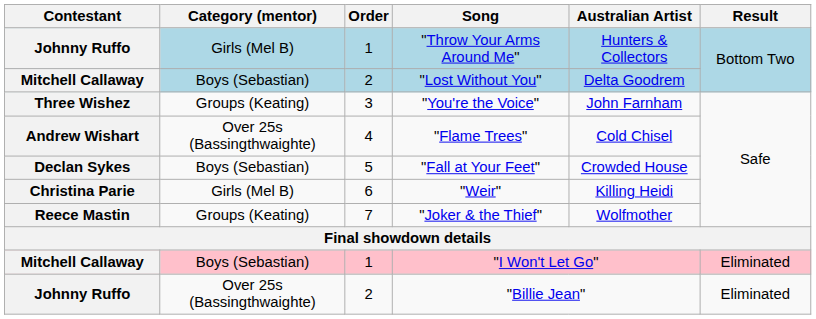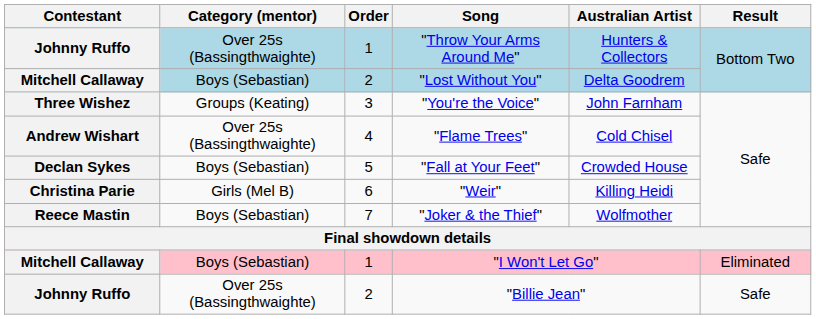(253, 48) Girls (Mel B) -> (253, 48) Over 25s (Bassingthwaighte)
(253, 214) Groups (Keating) -> (253, 214) Boys (Sebastian)
(755, 294) Eliminated -> (755, 294) Safe
